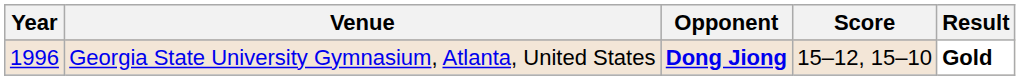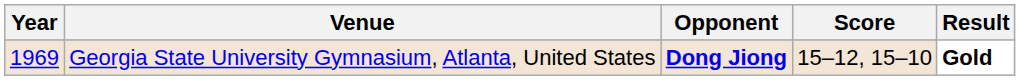(34, 57) 1996 -> (34, 57) 1969
